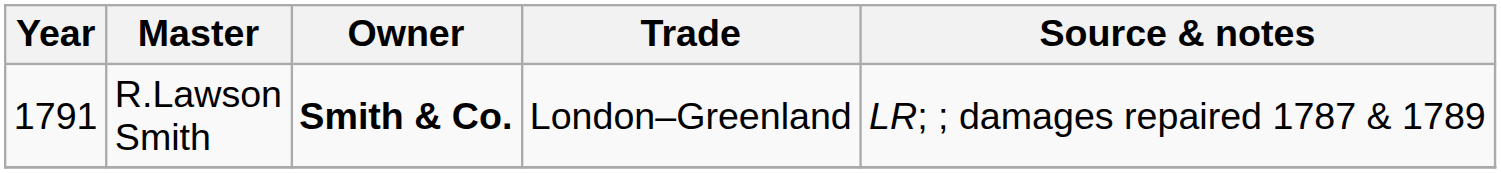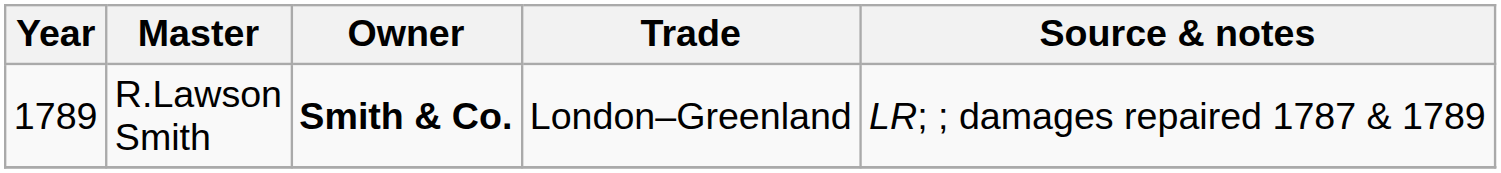(56, 115) 1791 -> (56, 115) 1789
